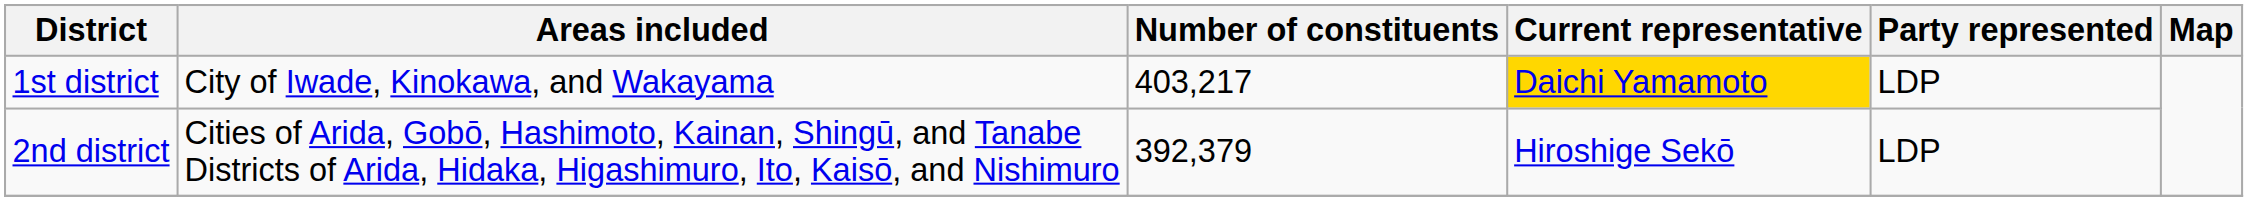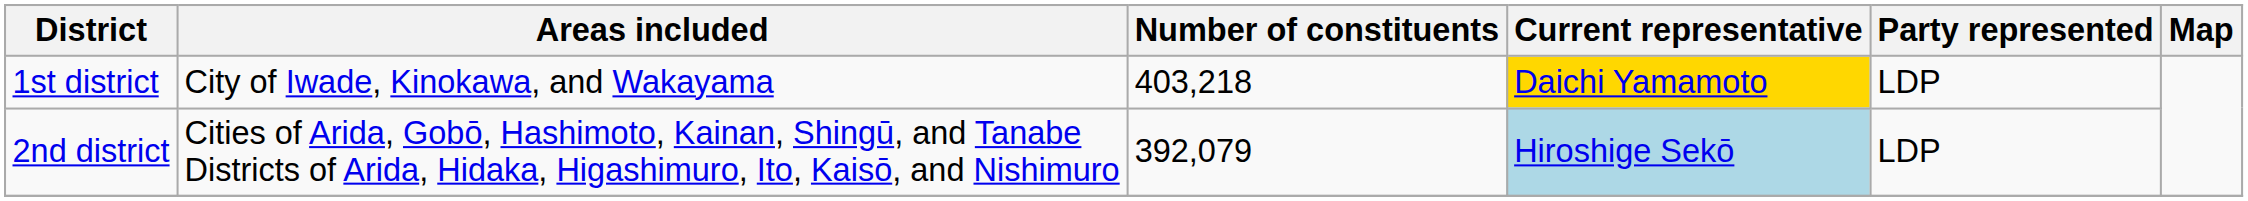(1193, 81) 403,217 -> (1193, 81) 403,218
(1193, 151) 392,379 -> (1193, 151) 392,079
(1624, 151) no background -> (1624, 151) lightblue background
